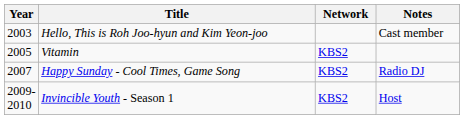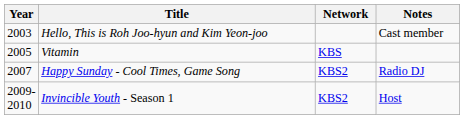(333, 52) KBS2 -> (330, 52) KBS
